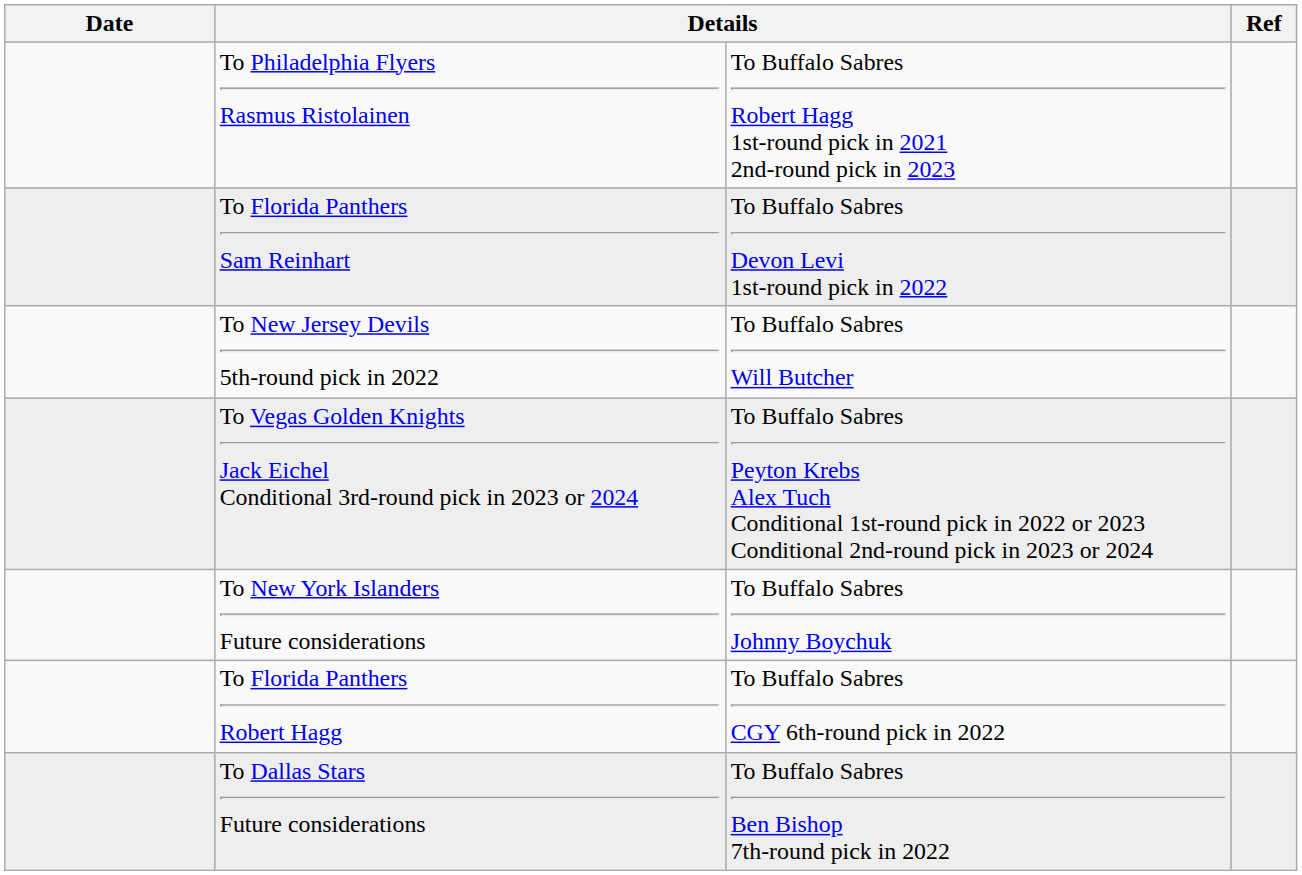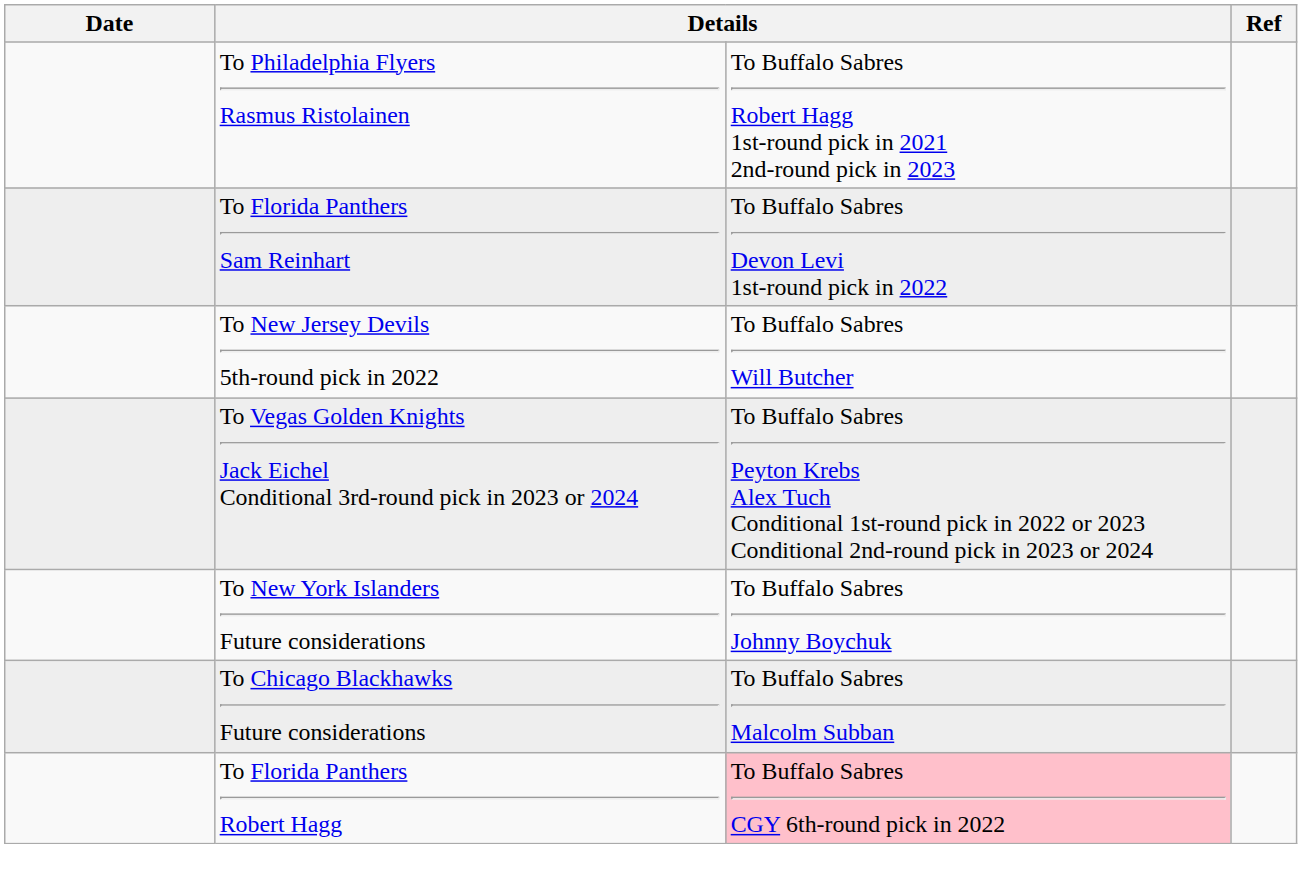+ row: (470, 706)
(978, 706) no background -> (978, 797) pink background
- row: (470, 797)
